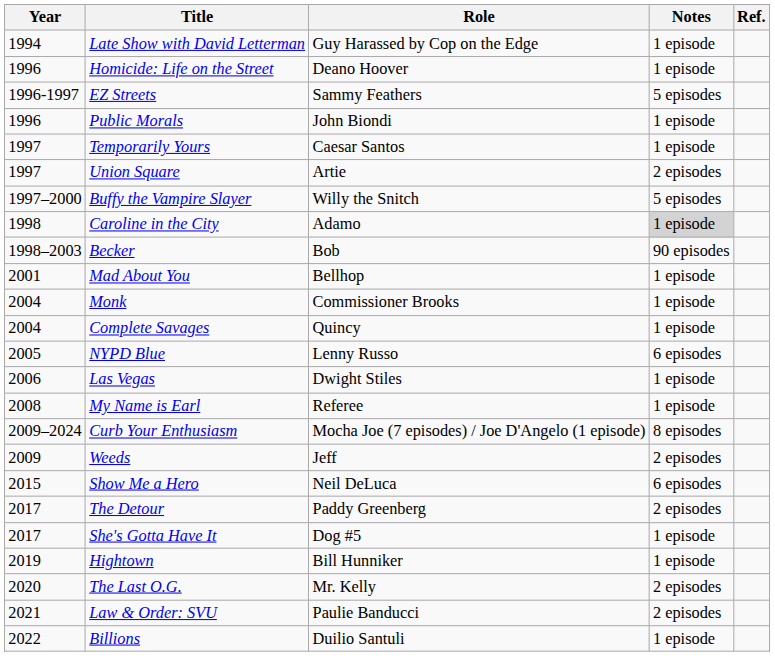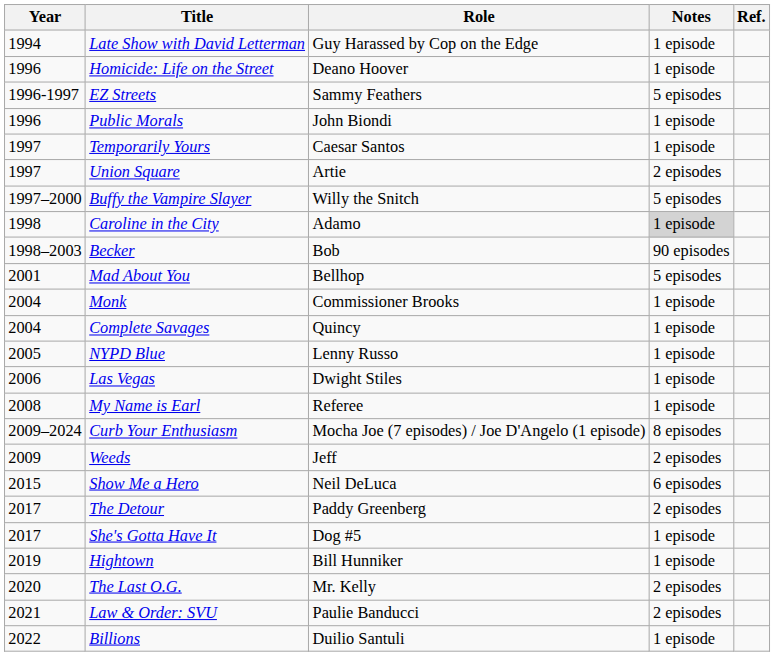(684, 276) 1 episode -> (687, 276) 5 episodes
(687, 353) 6 episodes -> (684, 353) 1 episode
